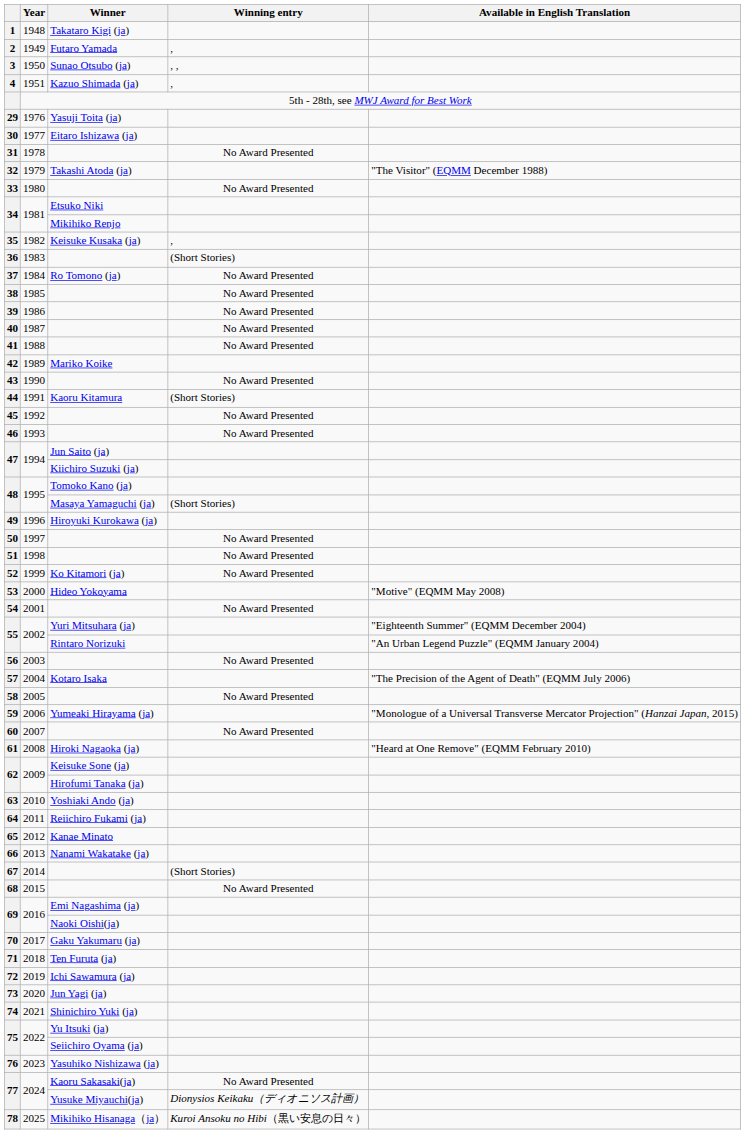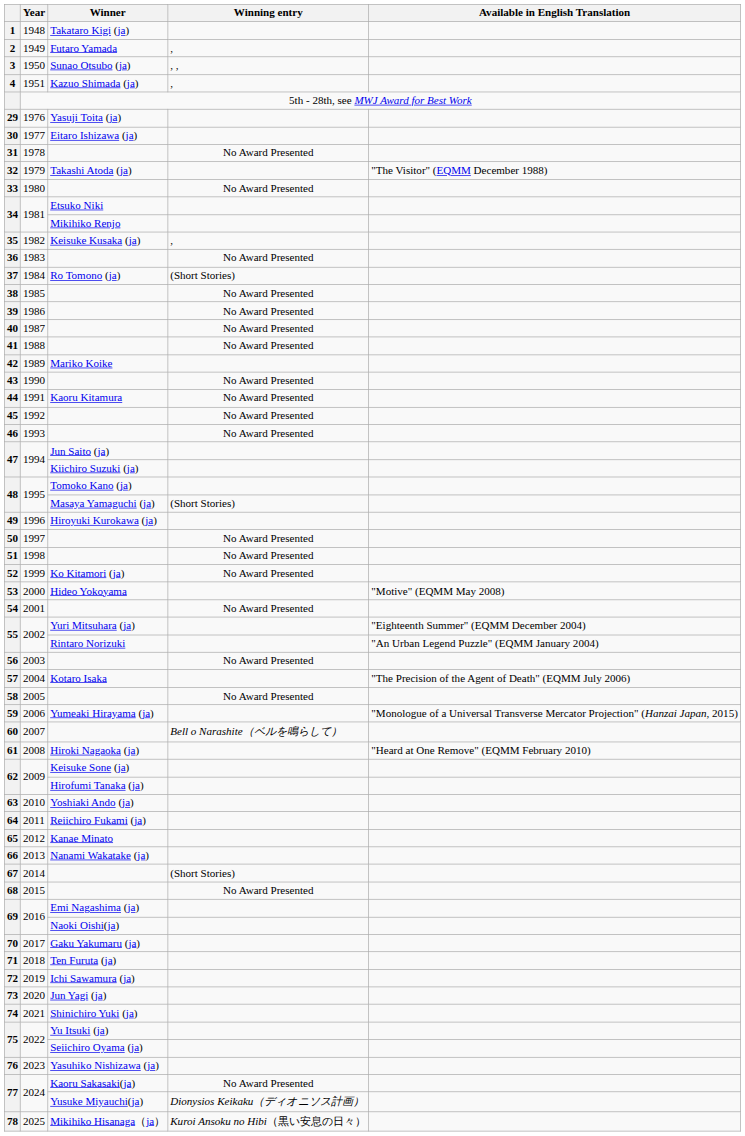(203, 258) (Short Stories) -> (268, 258) No Award Presented
(268, 275) No Award Presented -> (203, 275) (Short Stories)
(203, 398) (Short Stories) -> (268, 398) No Award Presented
(268, 731) No Award Presented -> (256, 731) Bell o Narashite（ベルを鳴らして）
